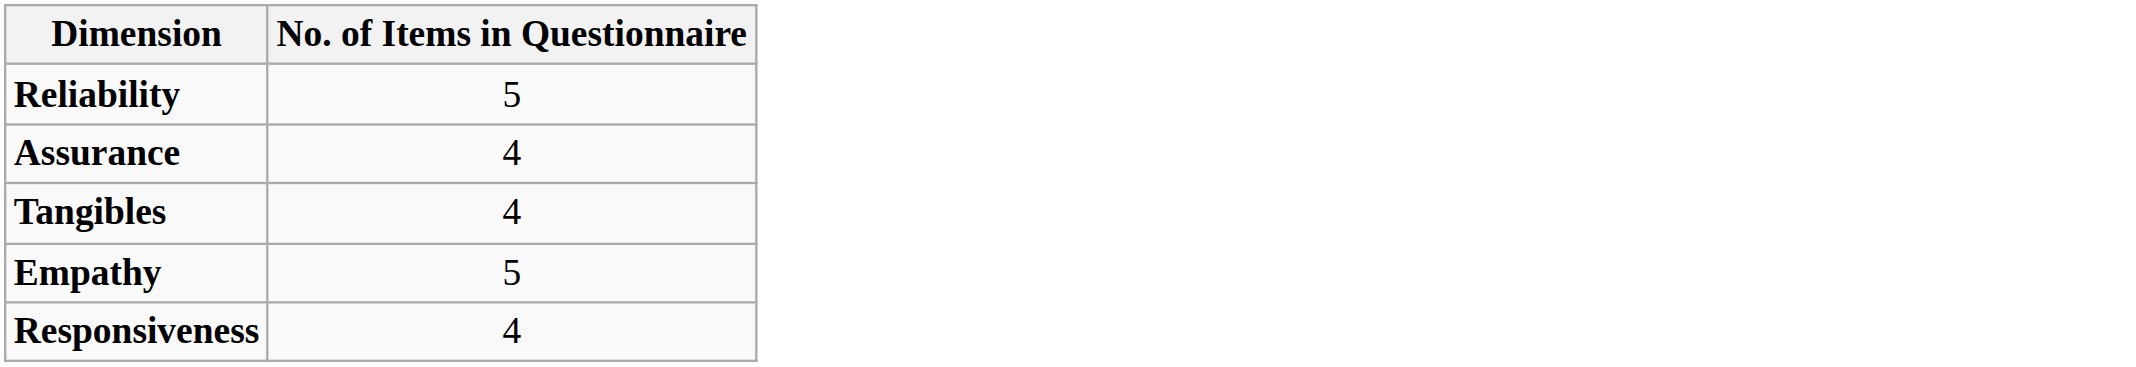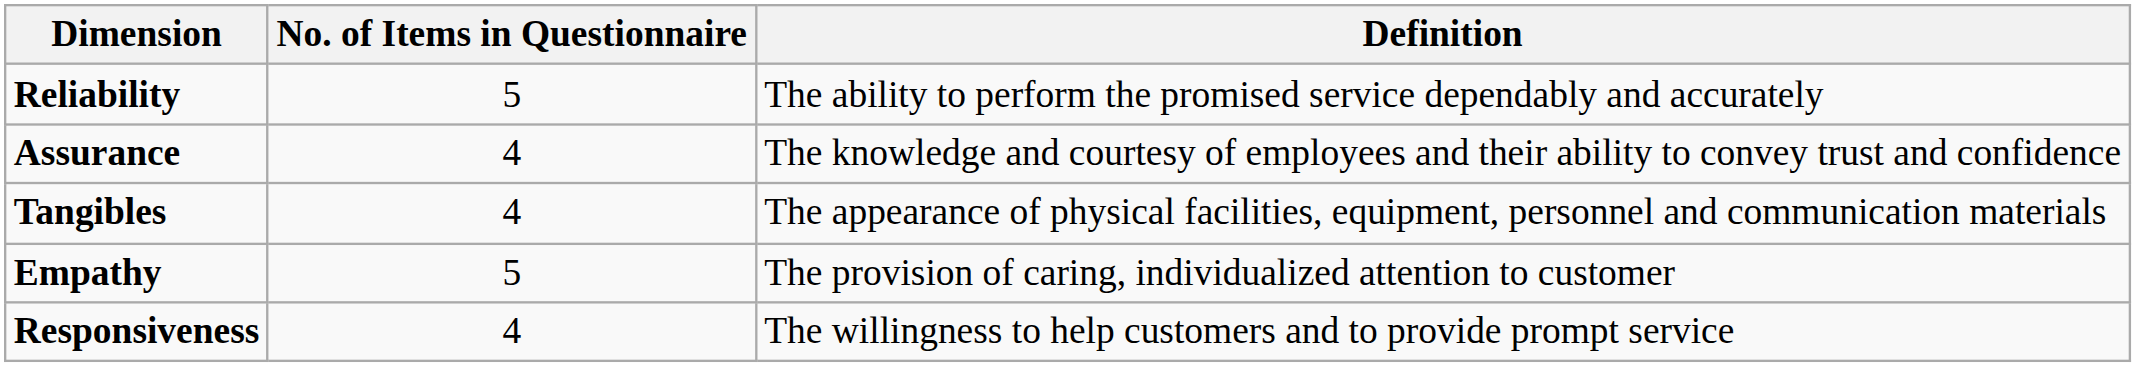+ column: (1443, 34)
